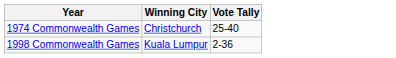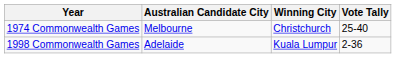+ column: (206, 12)
